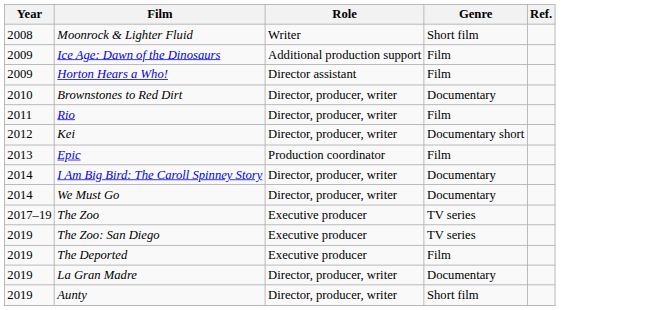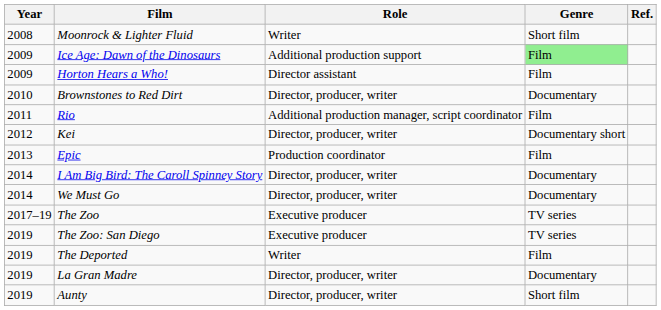(439, 54) no background -> (540, 54) lightgreen background
(333, 114) Director, producer, writer -> (395, 114) Additional production manager, script coordinator
(317, 255) Executive producer -> (284, 255) Writer
